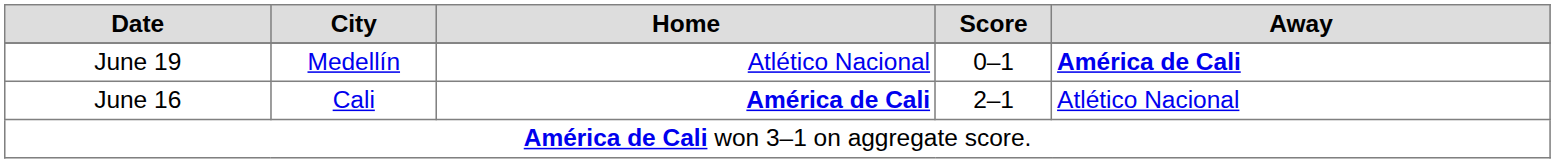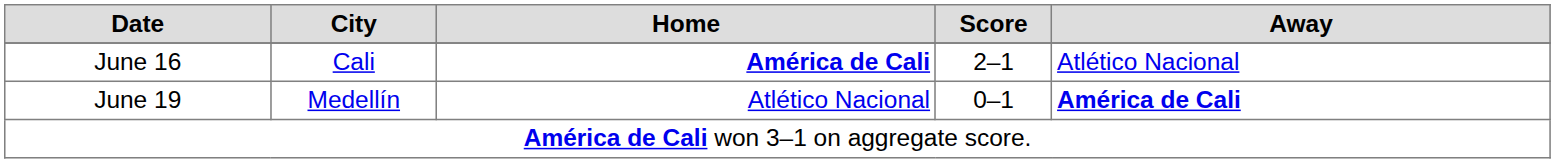rows swapped: (138, 100) <-> (138, 61)
